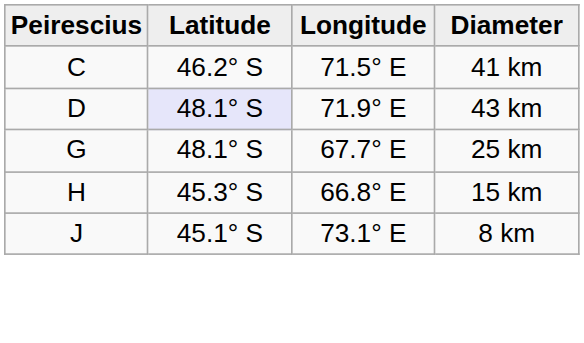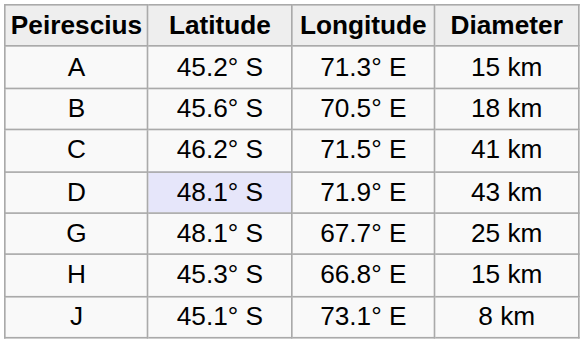+ row: (77, 66)
+ row: (77, 108)
